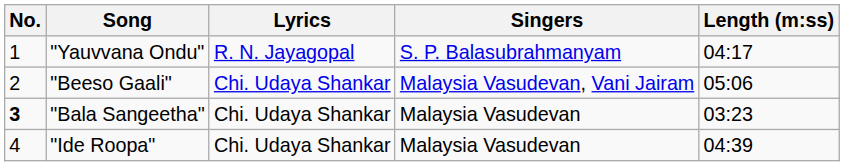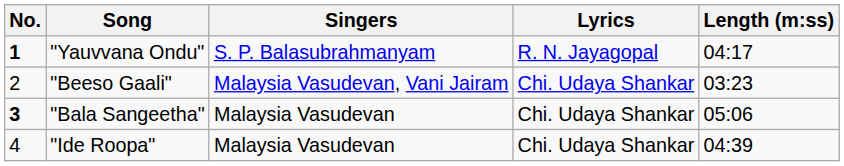columns swapped: (547, 20) <-> (302, 20)
(15, 52) normal -> (15, 52) bold
(728, 83) 05:06 -> (728, 83) 03:23
(728, 114) 03:23 -> (728, 114) 05:06
